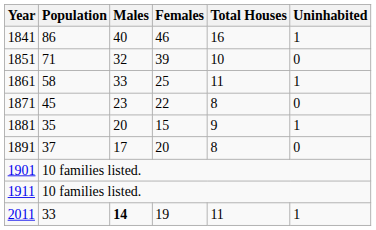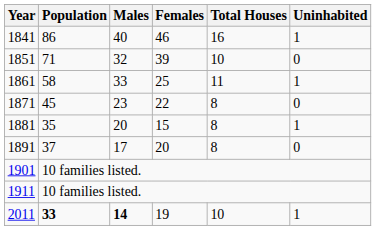(214, 125) 9 -> (214, 125) 8
(49, 214) normal -> (49, 214) bold
(217, 214) 11 -> (217, 214) 10
